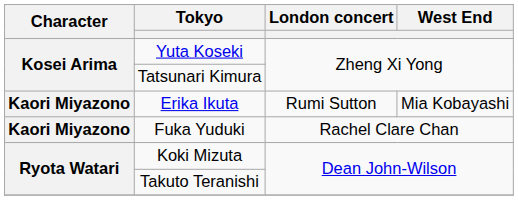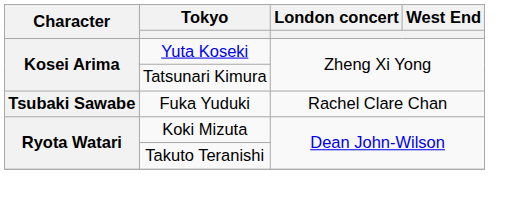- row: (200, 103)
(69, 129) Kaori Miyazono -> (72, 103) Tsubaki Sawabe
